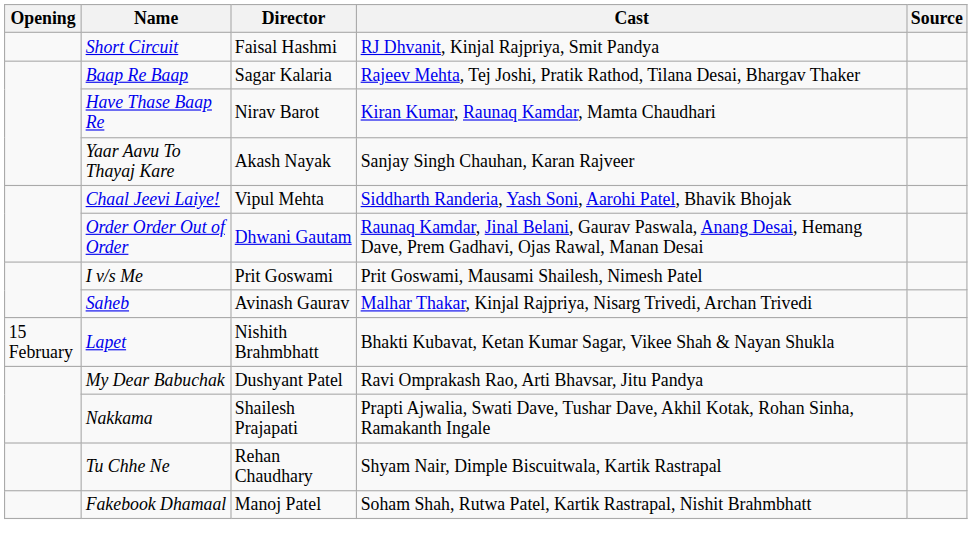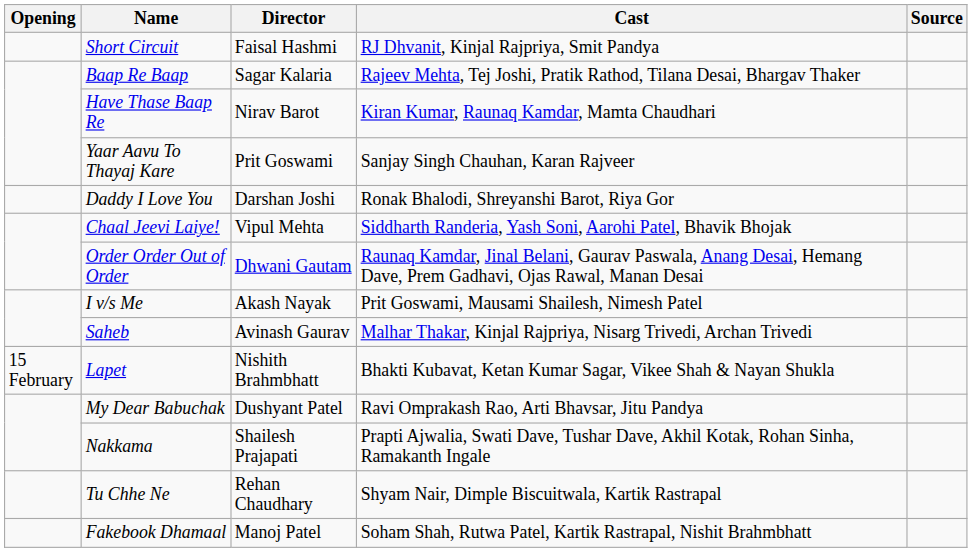(283, 161) Akash Nayak -> (284, 161) Prit Goswami
+ row: (149, 199)
(284, 275) Prit Goswami -> (283, 303) Akash Nayak
